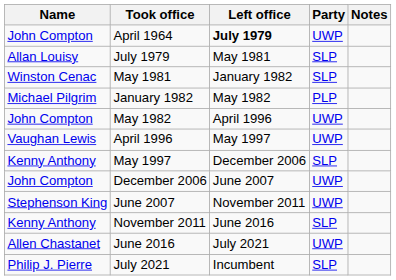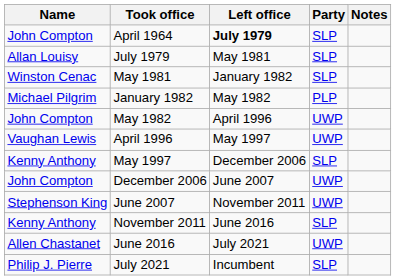(328, 35) UWP -> (325, 35) SLP
